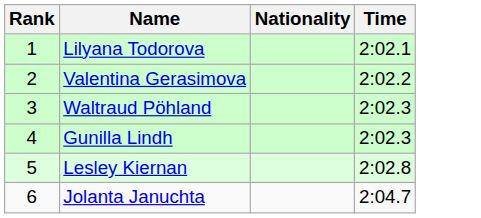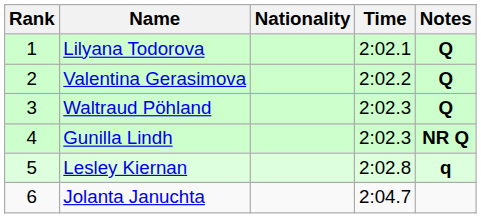+ column: (446, 19)
